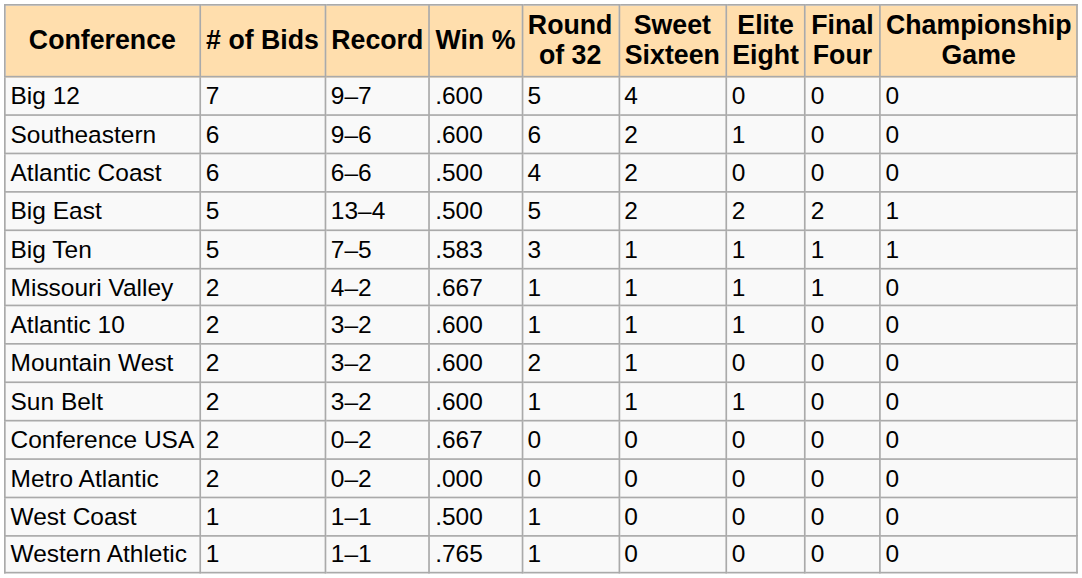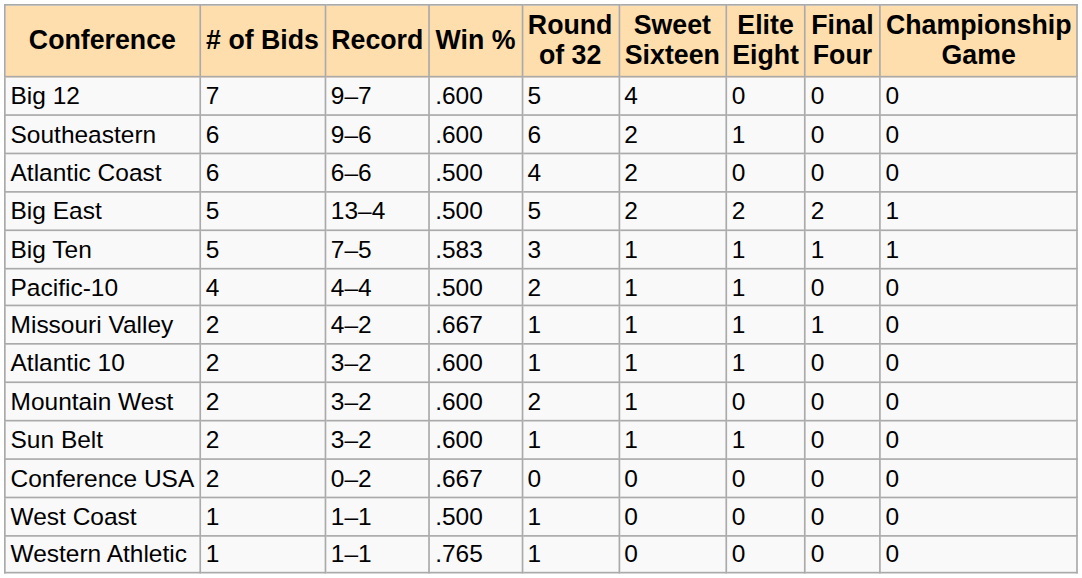+ row: (64, 287)
- row: (85, 478)
